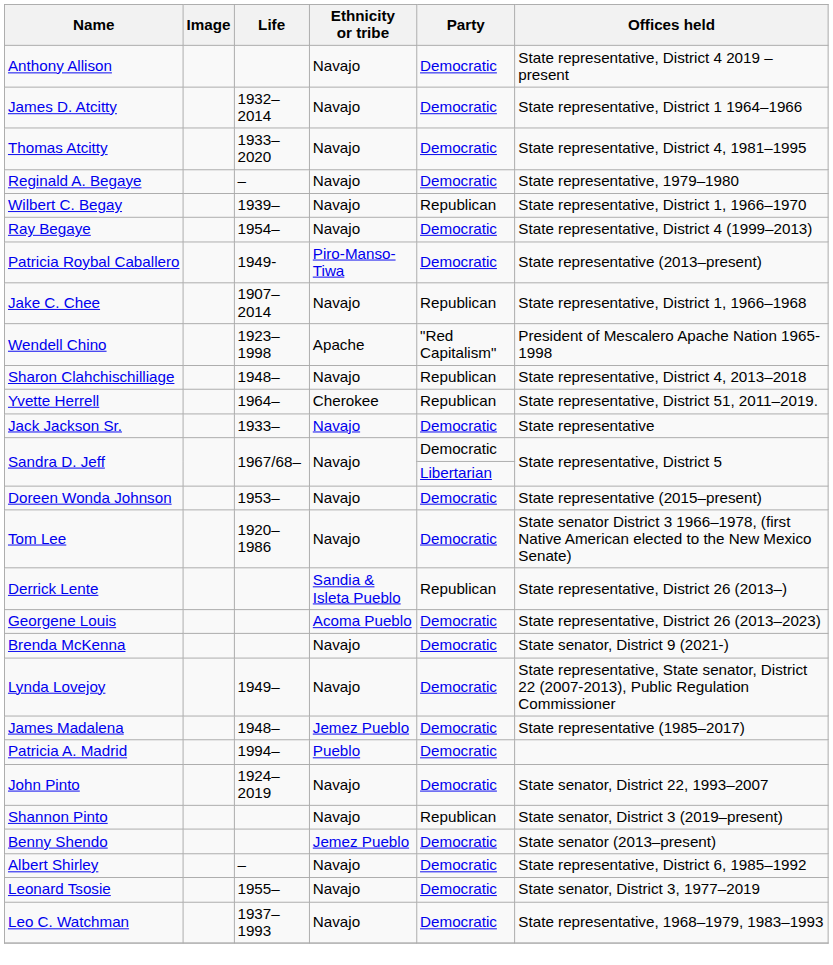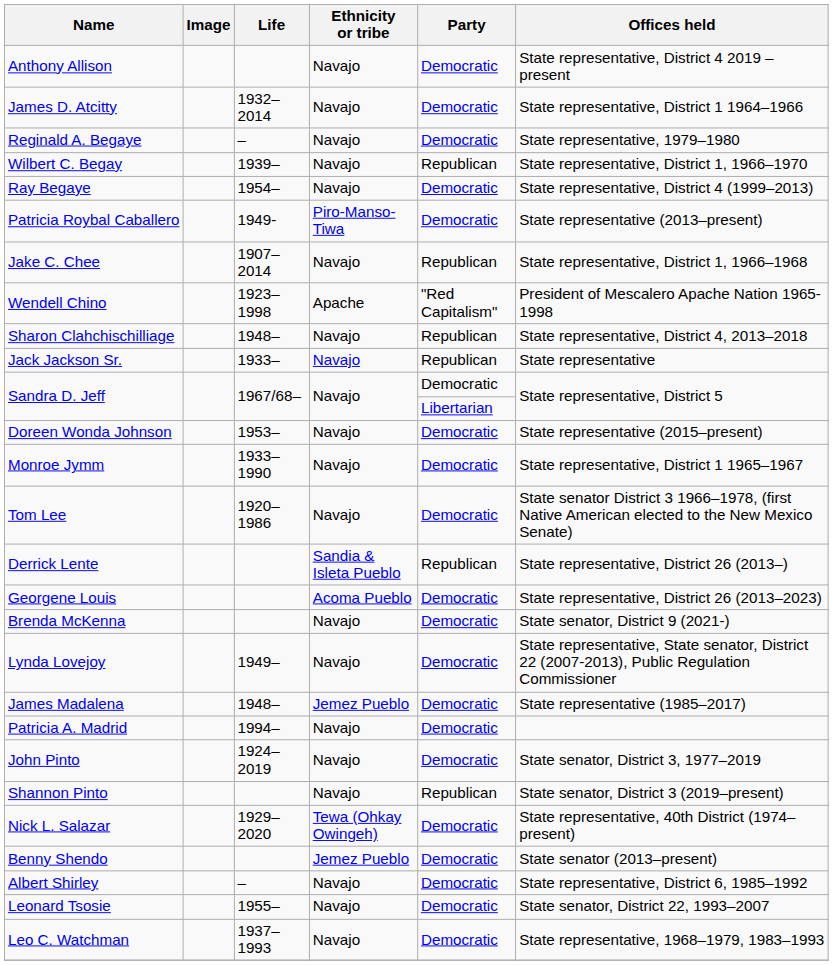- row: (58, 148)
- row: (54, 401)
(458, 425) Democratic -> (459, 360) Republican
+ row: (56, 465)
(336, 752) Pueblo -> (336, 727) Navajo
(643, 784) State senator, District 22, 1993–2007 -> (640, 760) State senator, District 3, 1977–2019
+ row: (59, 825)
(639, 889) State senator, District 3, 1977–2019 -> (644, 906) State senator, District 22, 1993–2007
